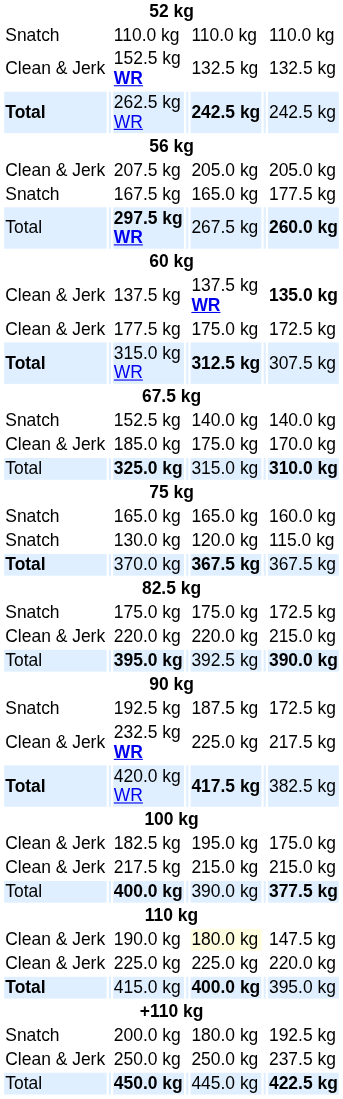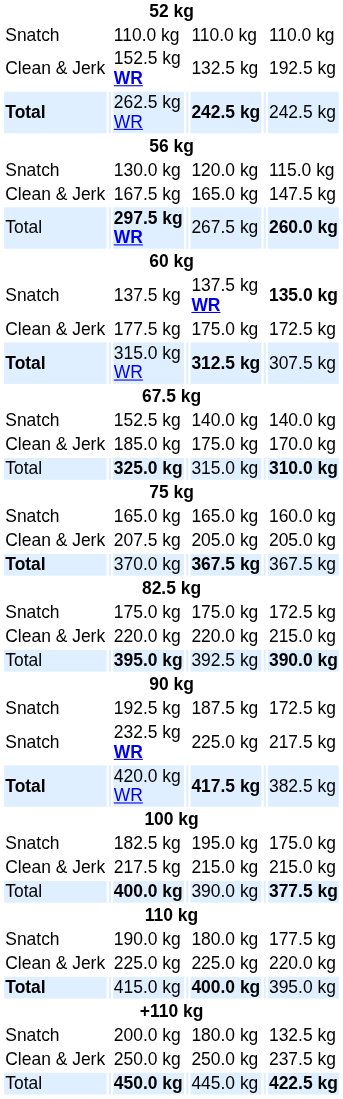(302, 68) 132.5 kg -> (302, 68) 192.5 kg
rows swapped: (147, 540) <-> (147, 170)
(32, 194) Snatch -> (55, 194) Clean & Jerk
(302, 194) 177.5 kg -> (302, 194) 147.5 kg
(55, 295) Clean & Jerk -> (32, 295) Snatch
(55, 742) Clean & Jerk -> (32, 742) Snatch
(55, 843) Clean & Jerk -> (32, 843) Snatch
(55, 939) Clean & Jerk -> (32, 939) Snatch
(225, 939) lightyellow background -> (225, 939) no background
(302, 939) 147.5 kg -> (302, 939) 177.5 kg
(302, 1035) 192.5 kg -> (302, 1035) 132.5 kg
